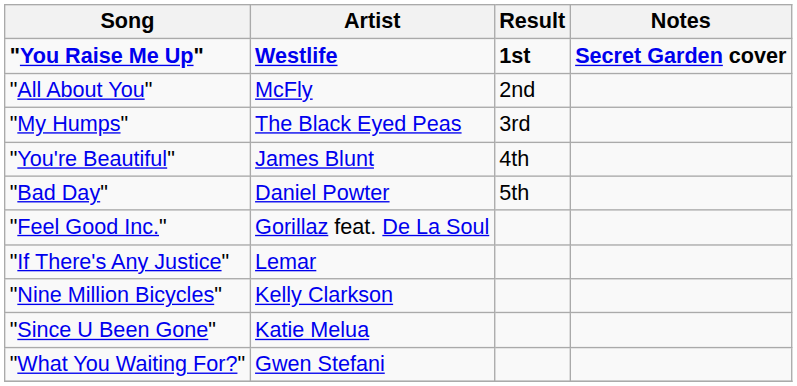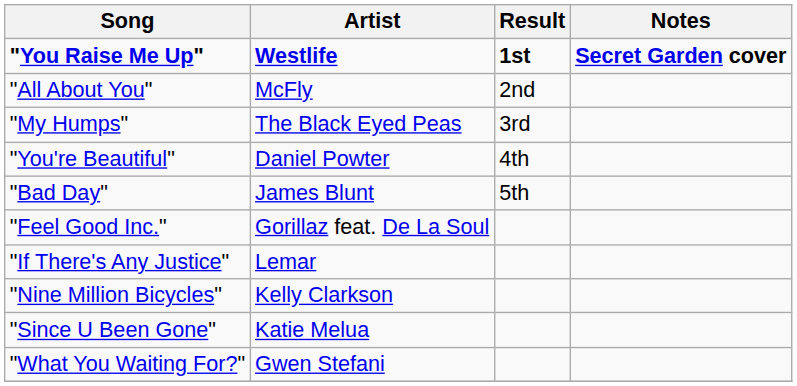(315, 158) James Blunt -> (322, 158) Daniel Powter
(322, 192) Daniel Powter -> (315, 192) James Blunt
